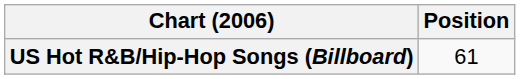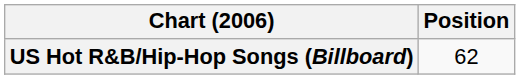(466, 56) 61 -> (466, 56) 62
